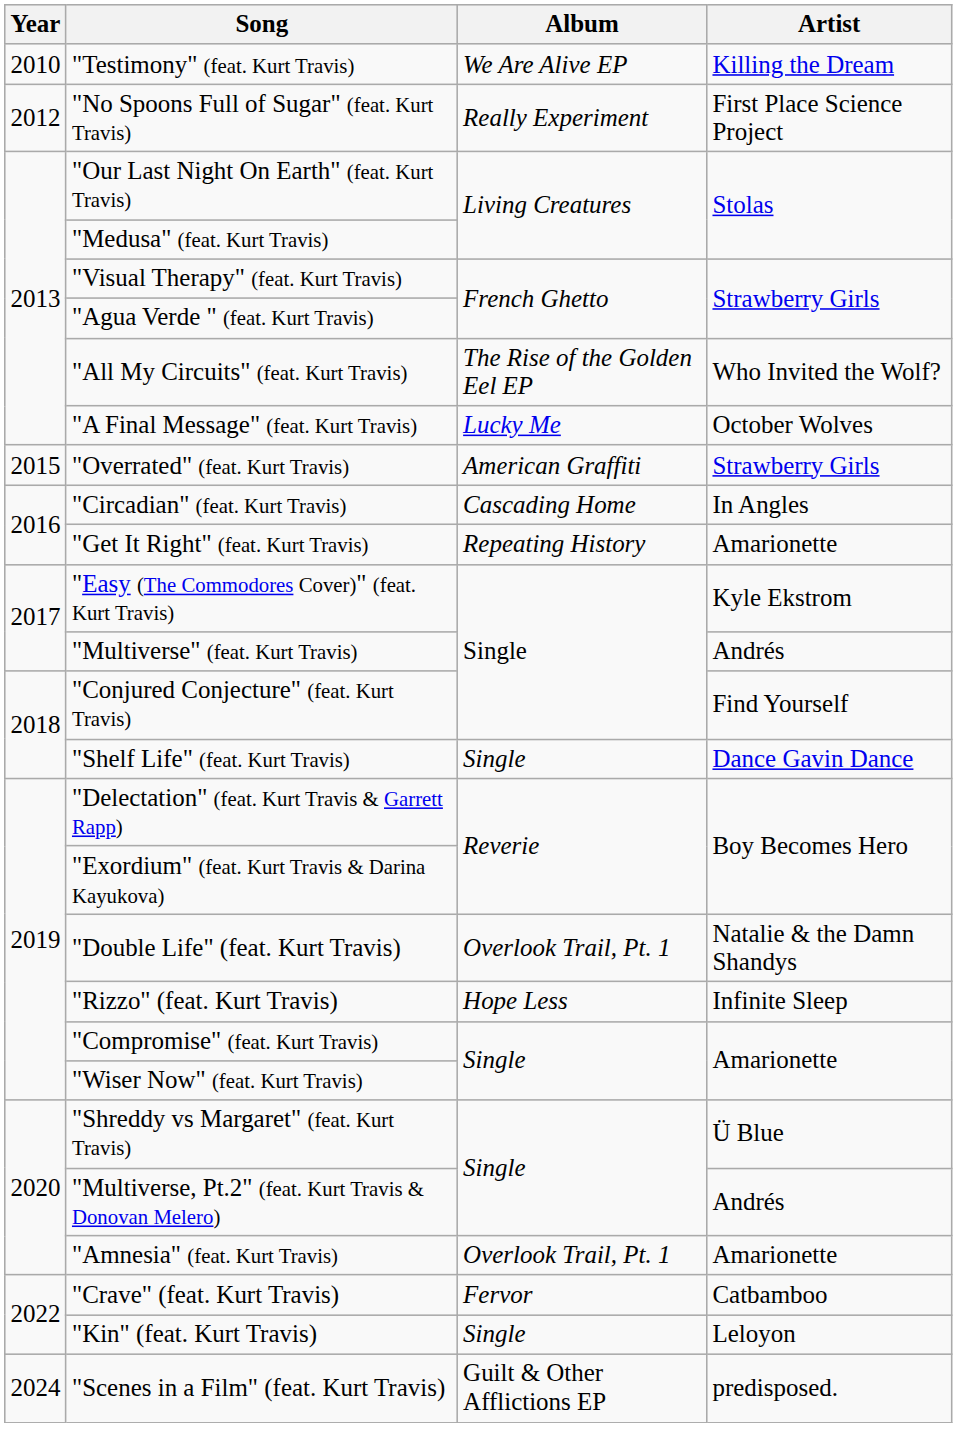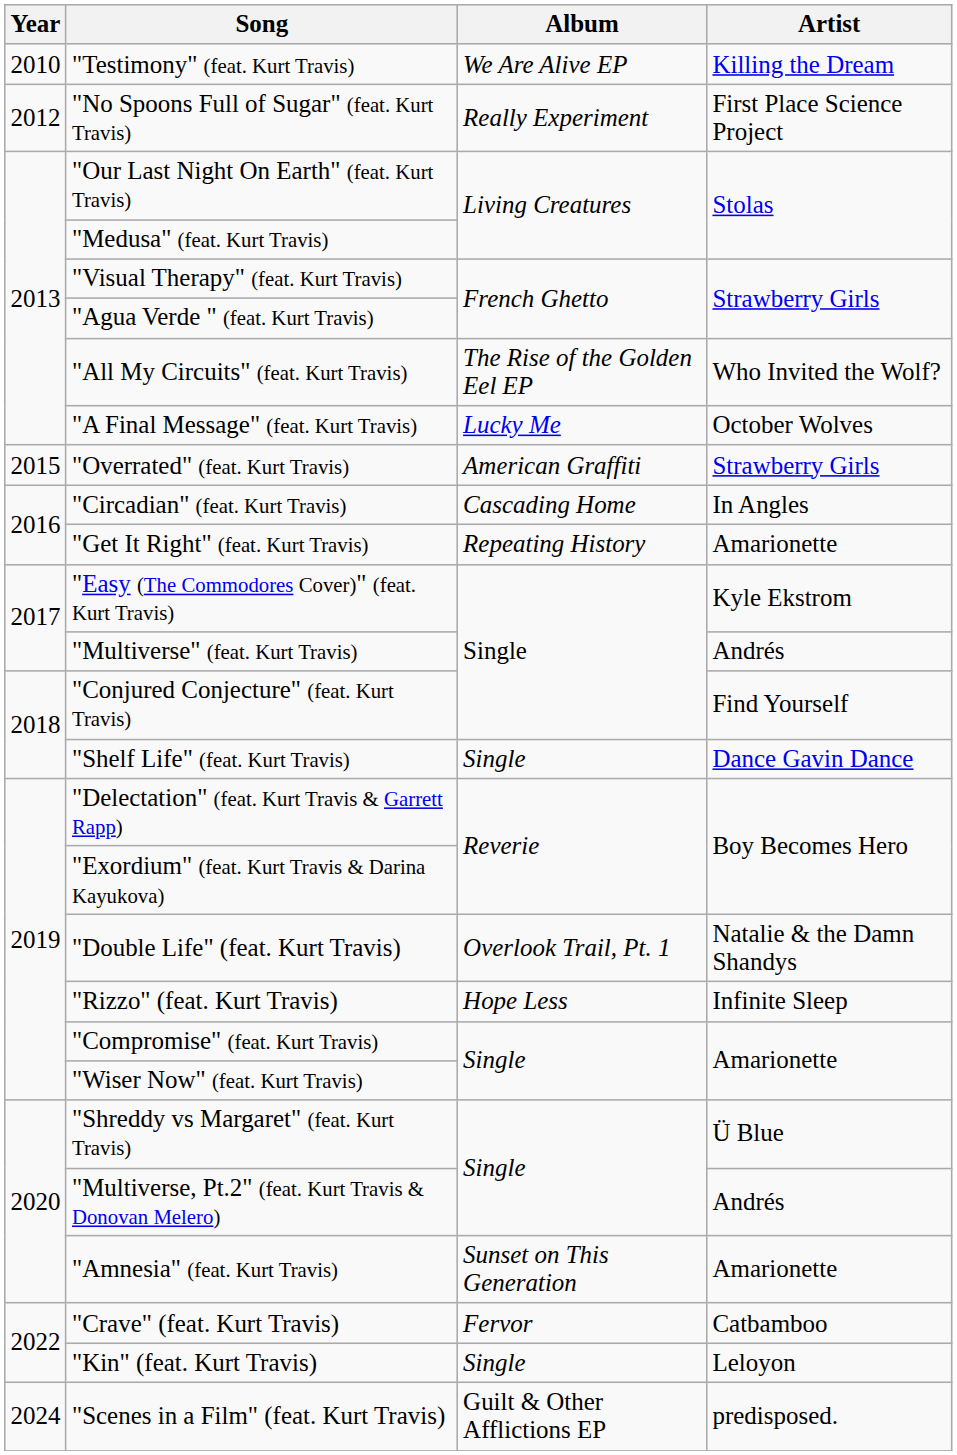(567, 1255) Overlook Trail, Pt. 1 -> (536, 1269) Sunset on This Generation
